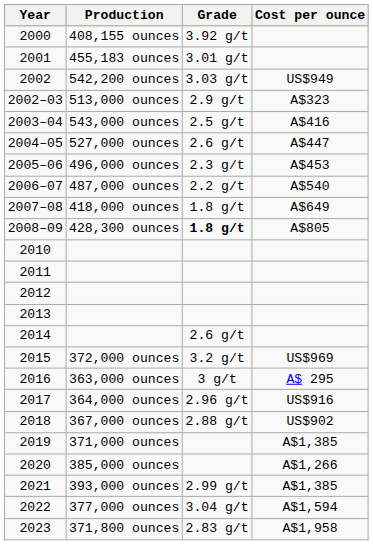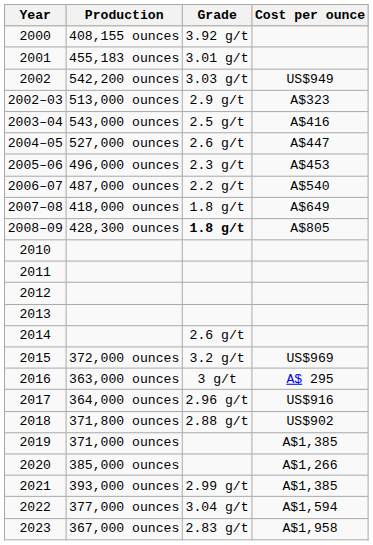(124, 422) 367,000 ounces -> (124, 422) 371,800 ounces
(124, 529) 371,800 ounces -> (124, 529) 367,000 ounces
